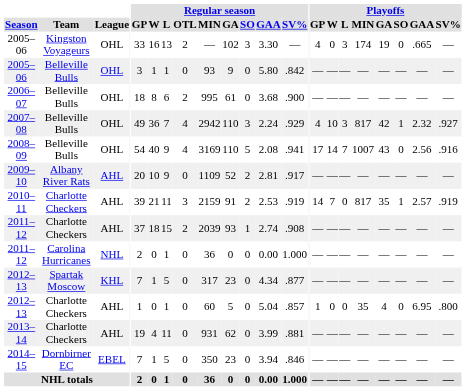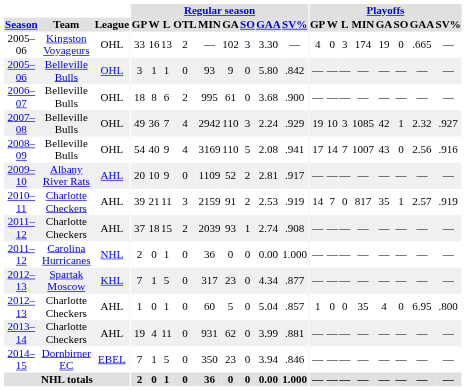(318, 123) 4 -> (318, 123) 19
(363, 123) 817 -> (363, 123) 1085
